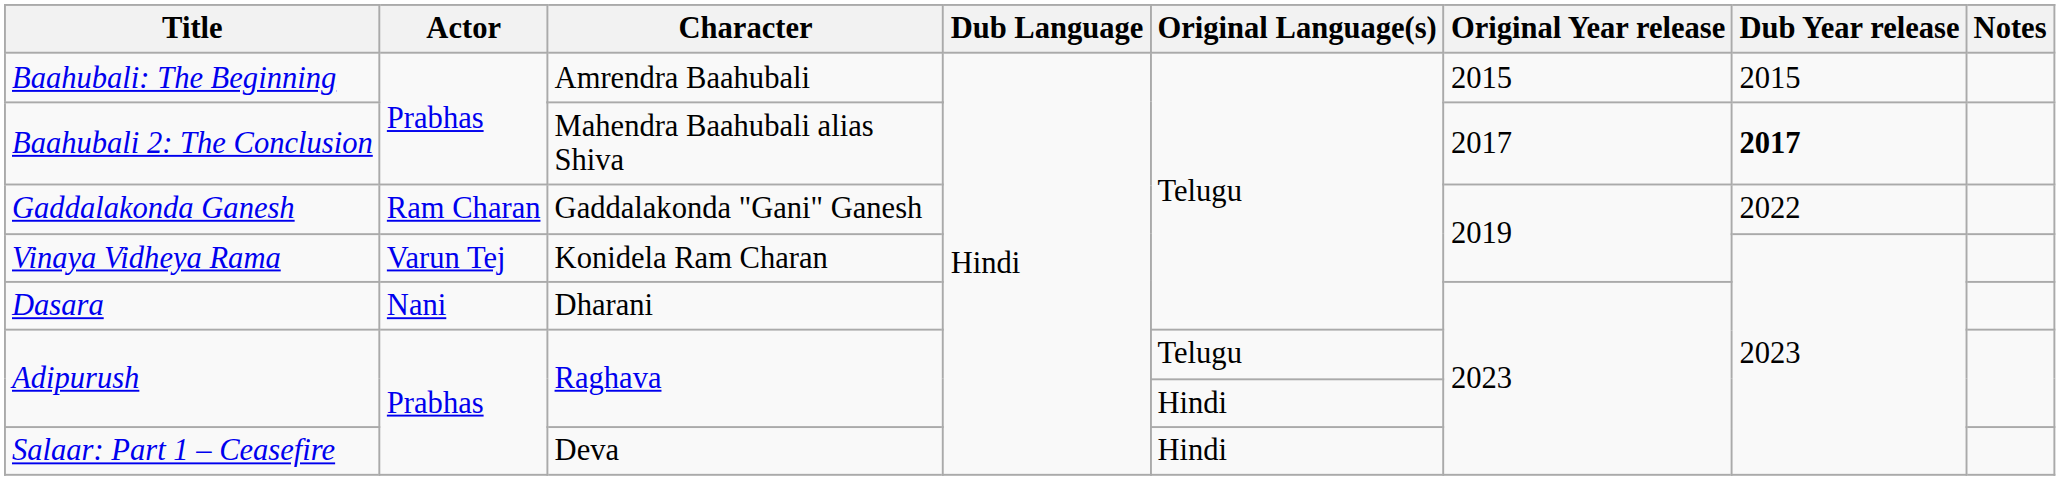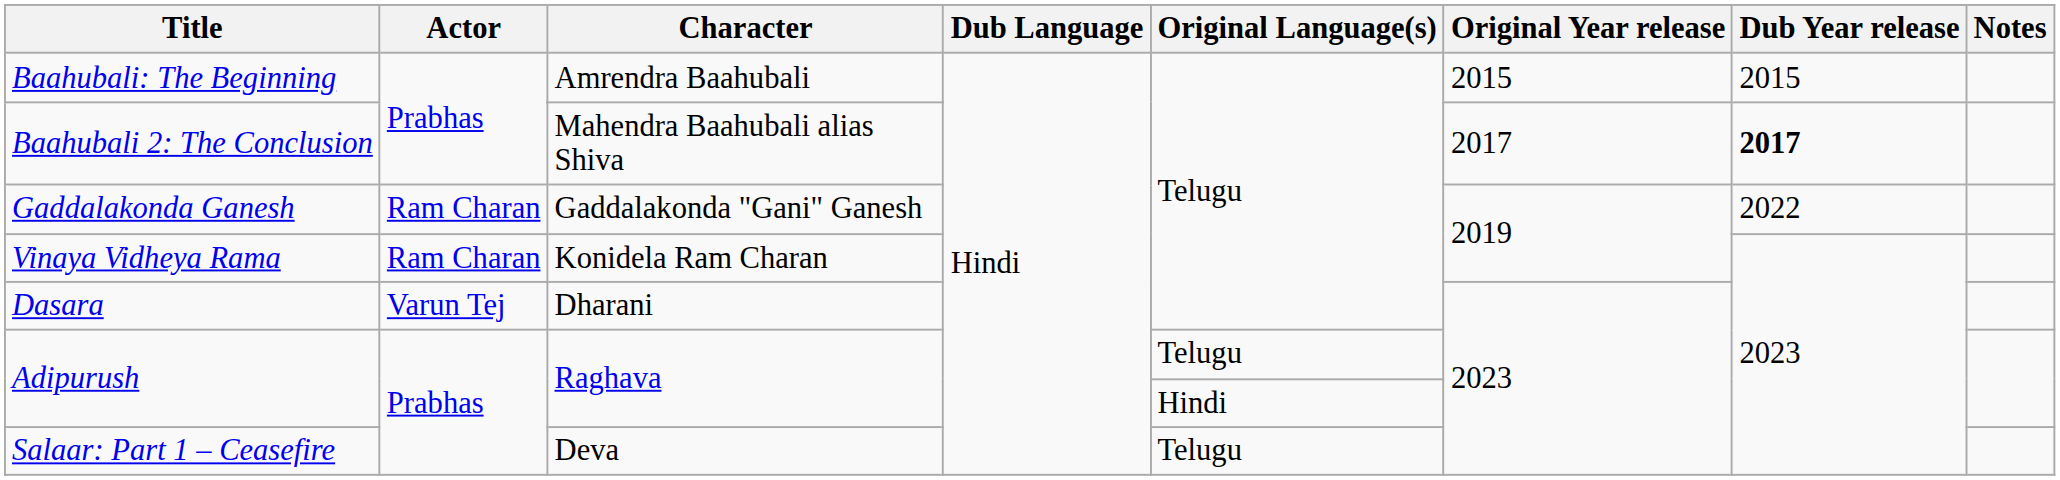(446, 256) Varun Tej -> (464, 256) Ram Charan
(417, 305) Nani -> (446, 305) Varun Tej
(1192, 450) Hindi -> (1200, 450) Telugu
